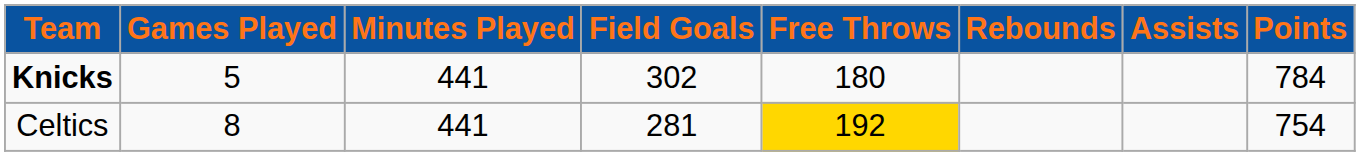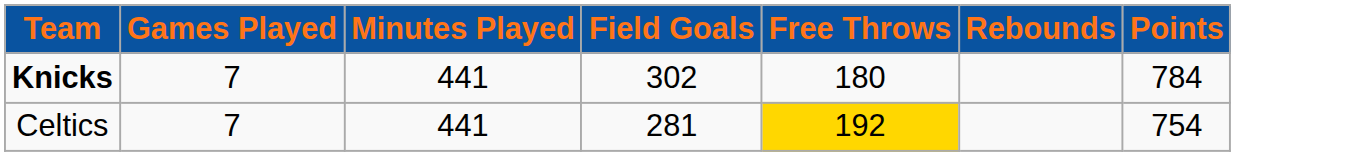- column: (1185, 28)
(232, 77) 5 -> (232, 77) 7
(232, 126) 8 -> (232, 126) 7
